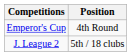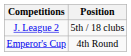rows swapped: (36, 43) <-> (36, 28)
